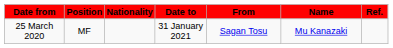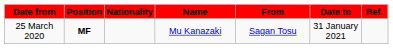columns swapped: (321, 12) <-> (181, 12)
(84, 31) normal -> (84, 31) bold
